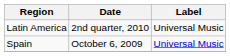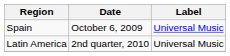rows swapped: (19, 43) <-> (37, 28)
